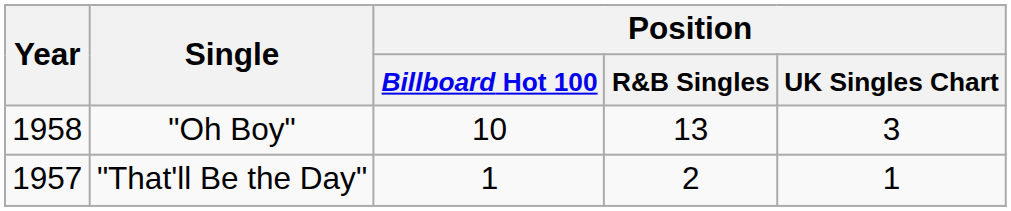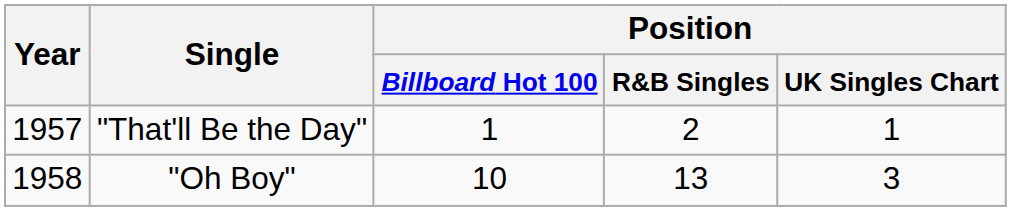rows swapped: (232, 179) <-> (232, 129)
